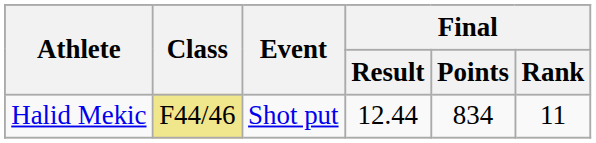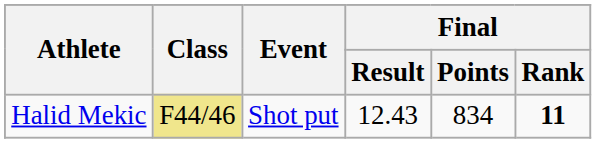(388, 115) 12.44 -> (388, 115) 12.43
(553, 115) normal -> (553, 115) bold
